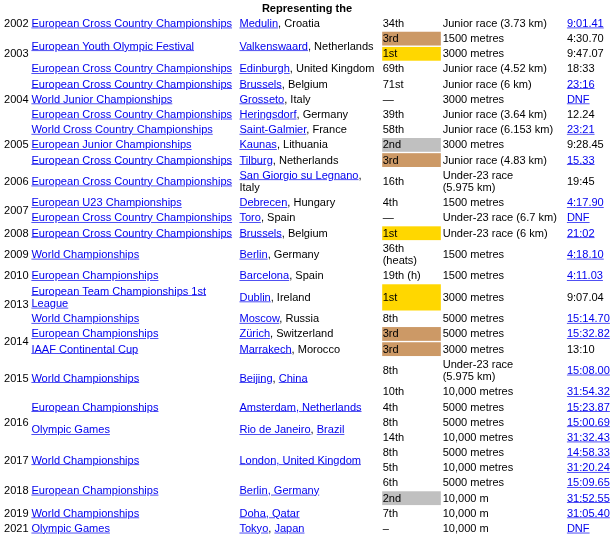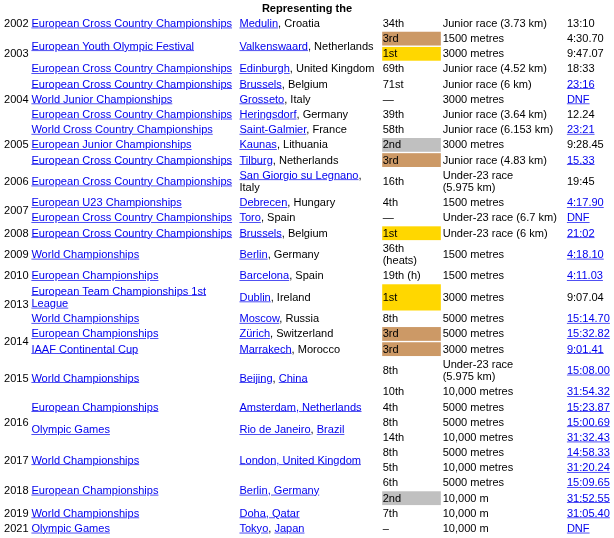(585, 23) 9:01.41 -> (581, 23) 13:10
(581, 349) 13:10 -> (585, 349) 9:01.41
